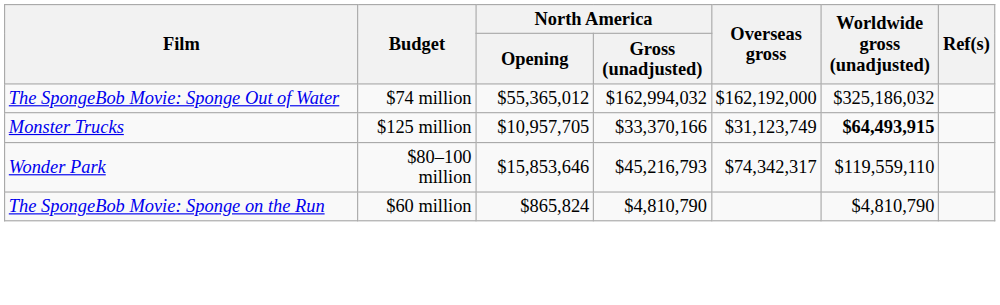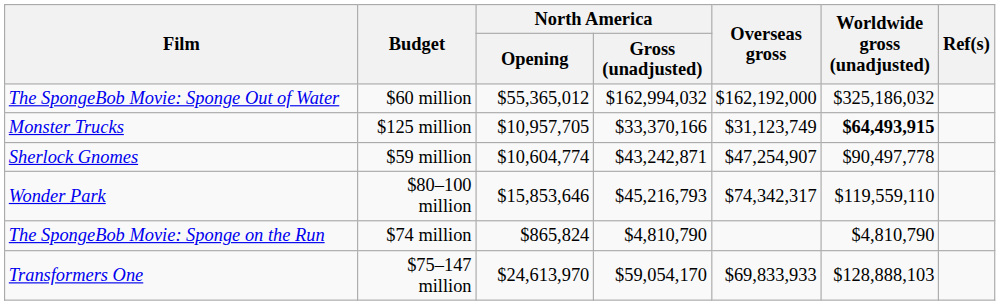(429, 98) $74 million -> (429, 98) $60 million
+ row: (73, 156)
(429, 206) $60 million -> (429, 235) $74 million
+ row: (76, 275)
